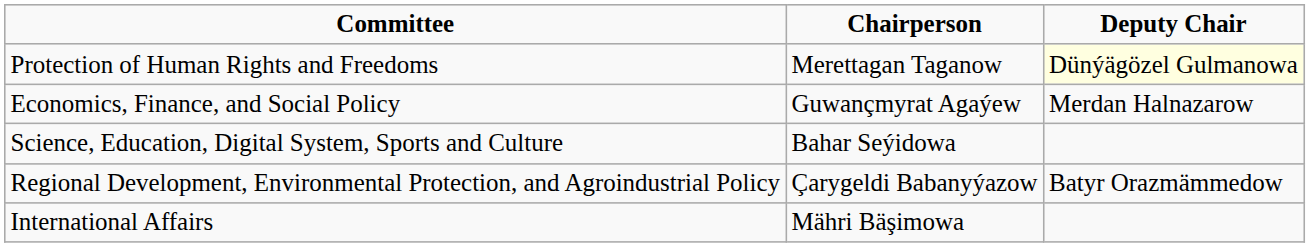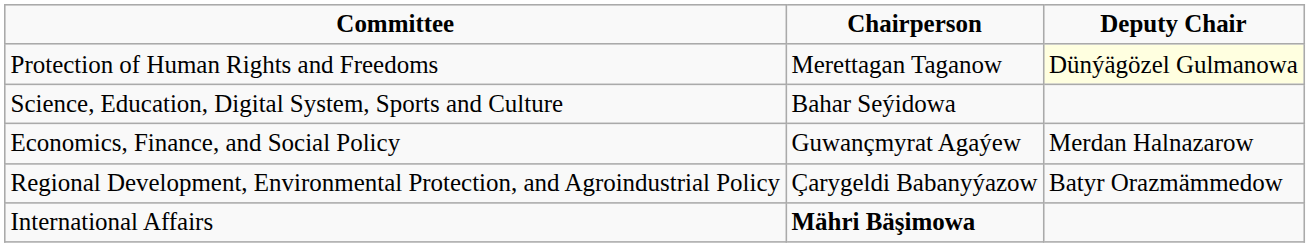rows swapped: (205, 103) <-> (287, 143)
(878, 222) normal -> (883, 222) bold
